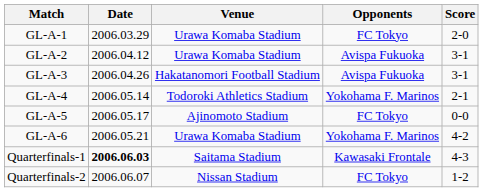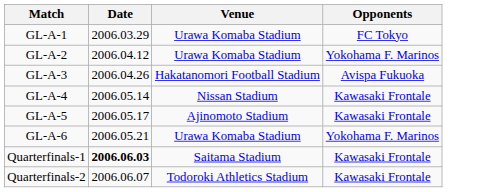- column: (460, 14)
(382, 55) Avispa Fukuoka -> (382, 55) Yokohama F. Marinos
(237, 95) Todoroki Athletics Stadium -> (237, 95) Nissan Stadium
(382, 95) Yokohama F. Marinos -> (382, 95) Kawasaki Frontale
(382, 116) FC Tokyo -> (382, 116) Kawasaki Frontale
(237, 177) Nissan Stadium -> (237, 177) Todoroki Athletics Stadium
(382, 177) FC Tokyo -> (382, 177) Kawasaki Frontale
